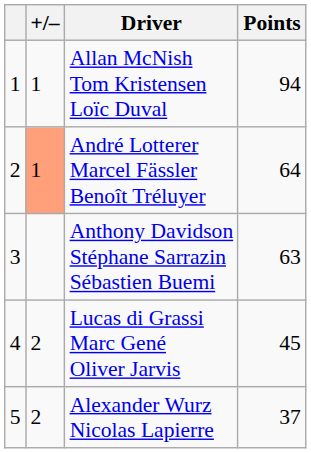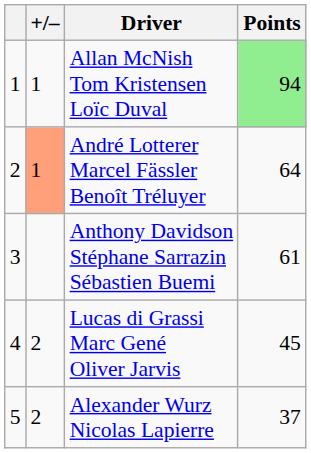(290, 83) no background -> (290, 83) lightgreen background
(290, 257) 63 -> (290, 257) 61
